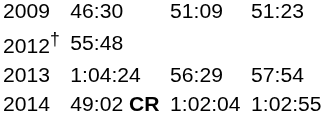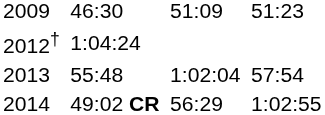(97, 43) 55:48 -> (106, 43) 1:04:24
(106, 75) 1:04:24 -> (97, 75) 55:48
(197, 75) 56:29 -> (205, 75) 1:02:04
(205, 104) 1:02:04 -> (197, 104) 56:29
